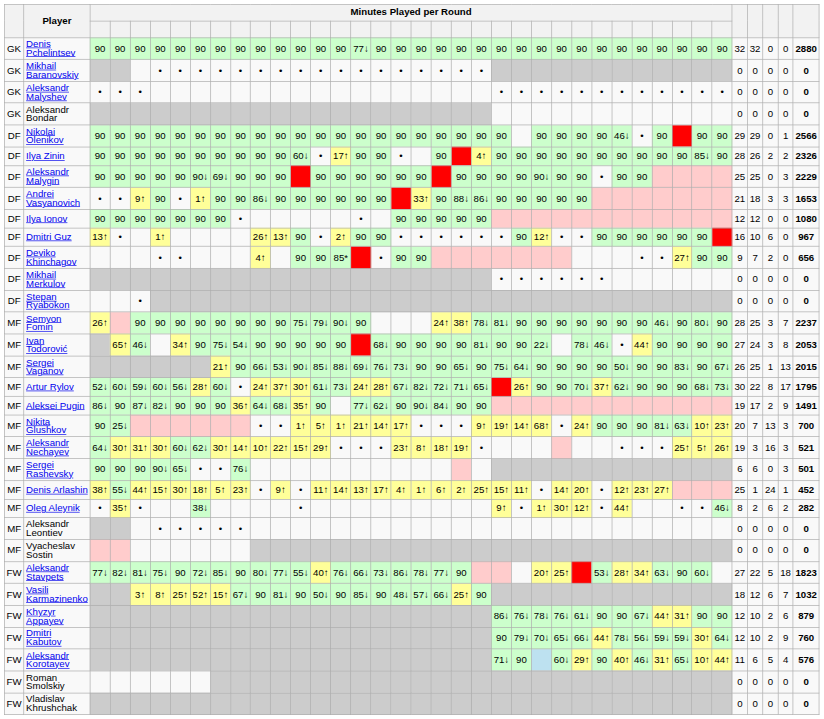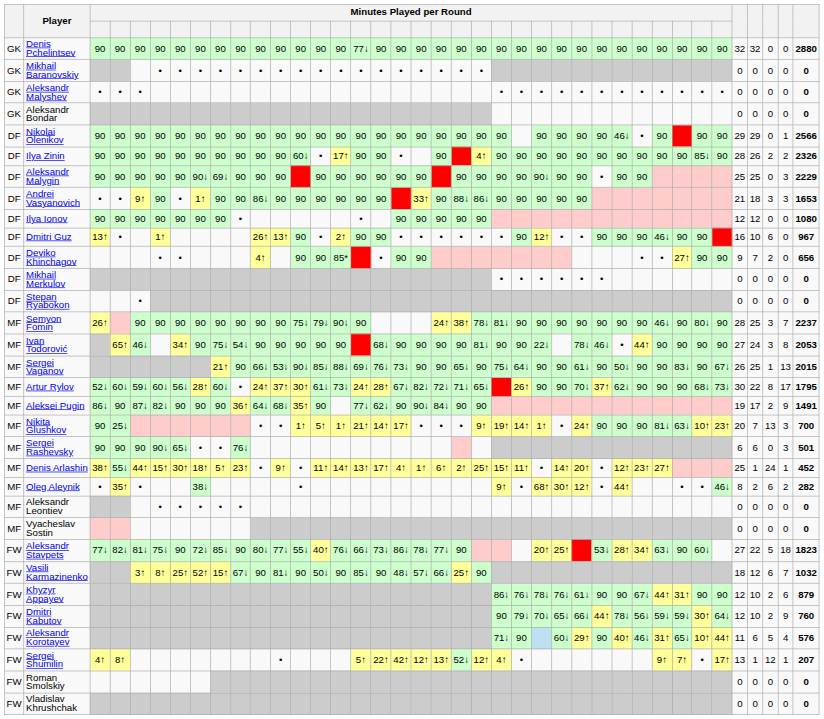(662, 237) 90 -> (662, 237) 46↓
(582, 367) 90 -> (582, 367) 61↓
(542, 426) 68↑ -> (542, 426) 1↑
- row: (48, 448)
(542, 508) 1↑ -> (542, 487) 68↑
+ row: (45, 660)
